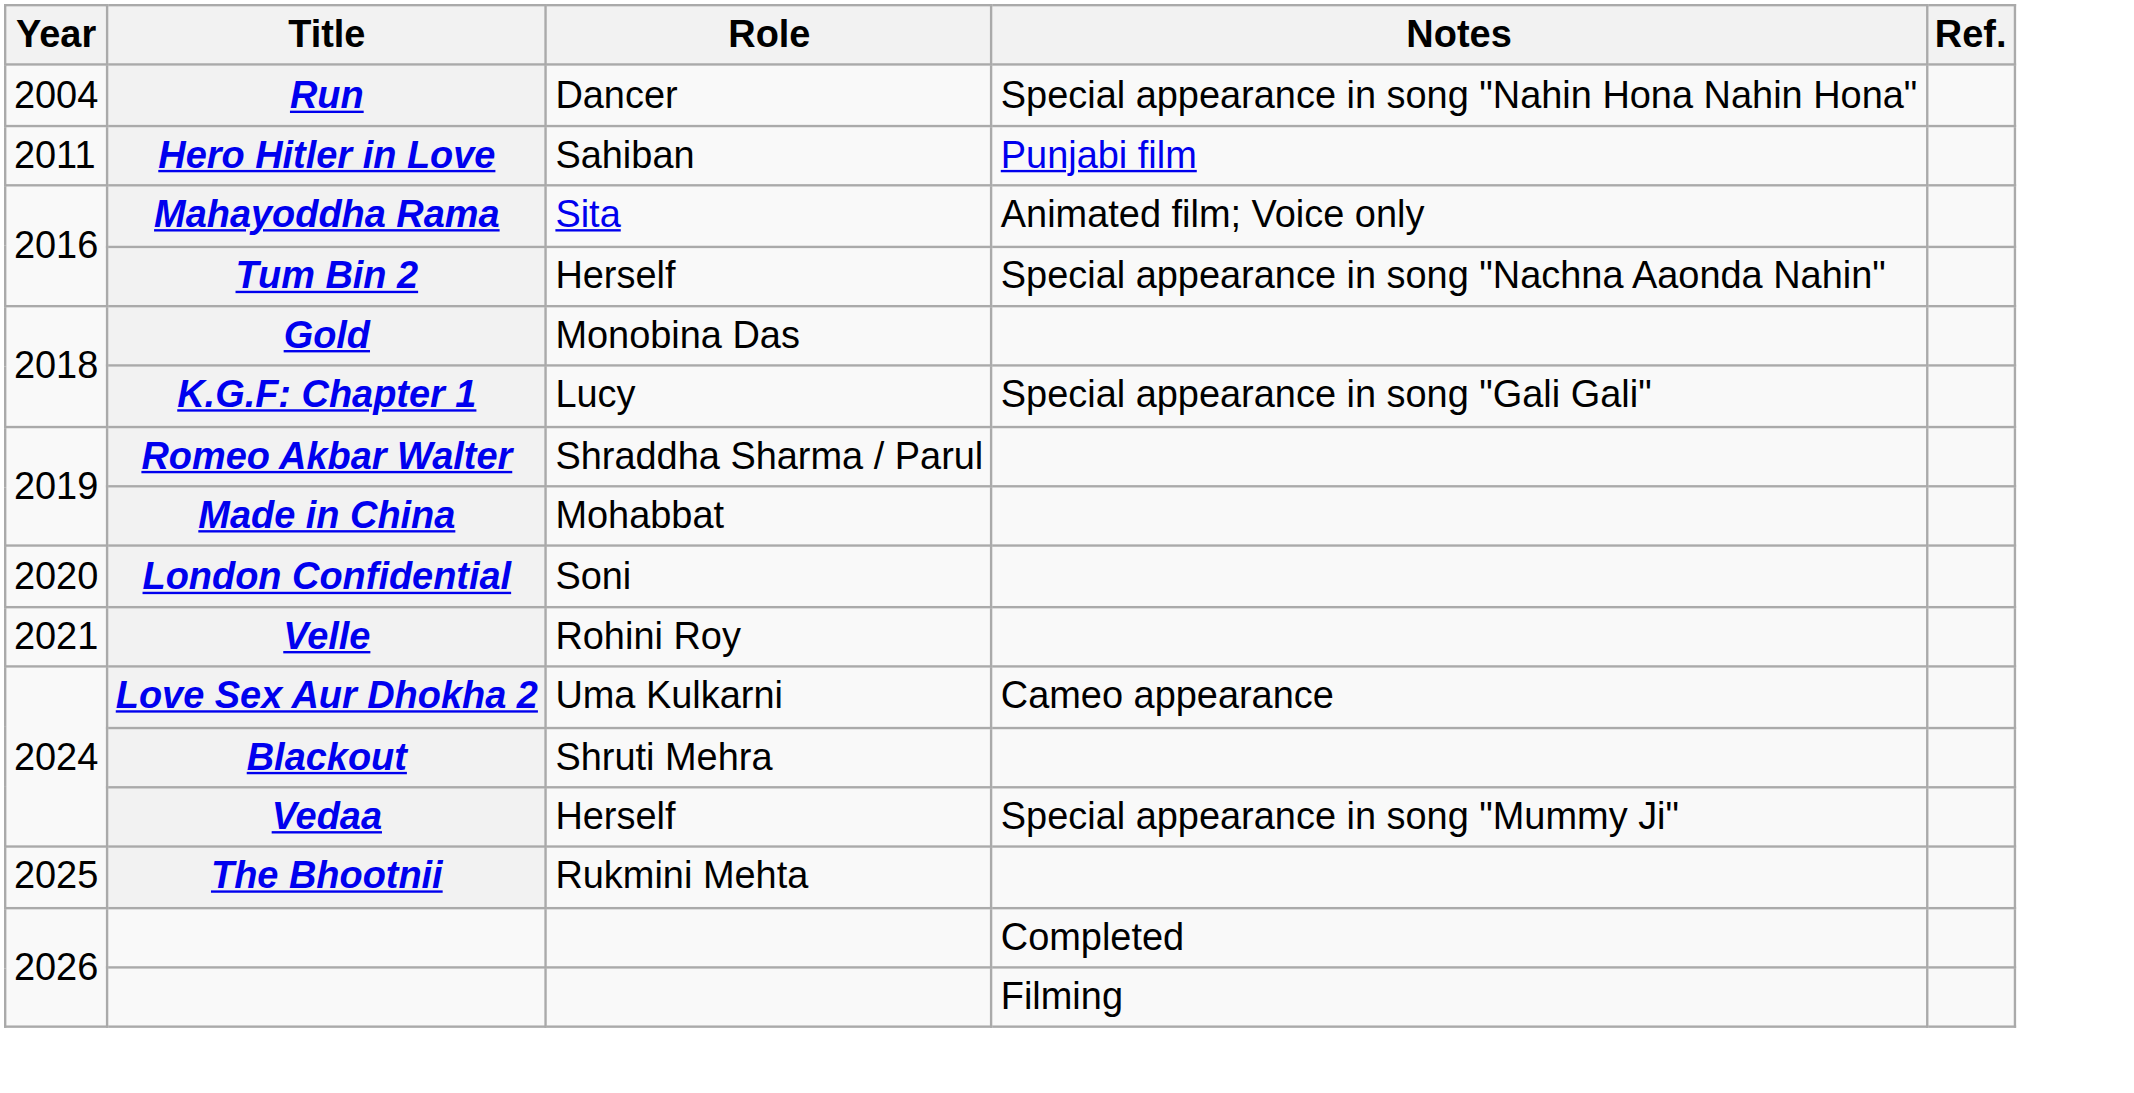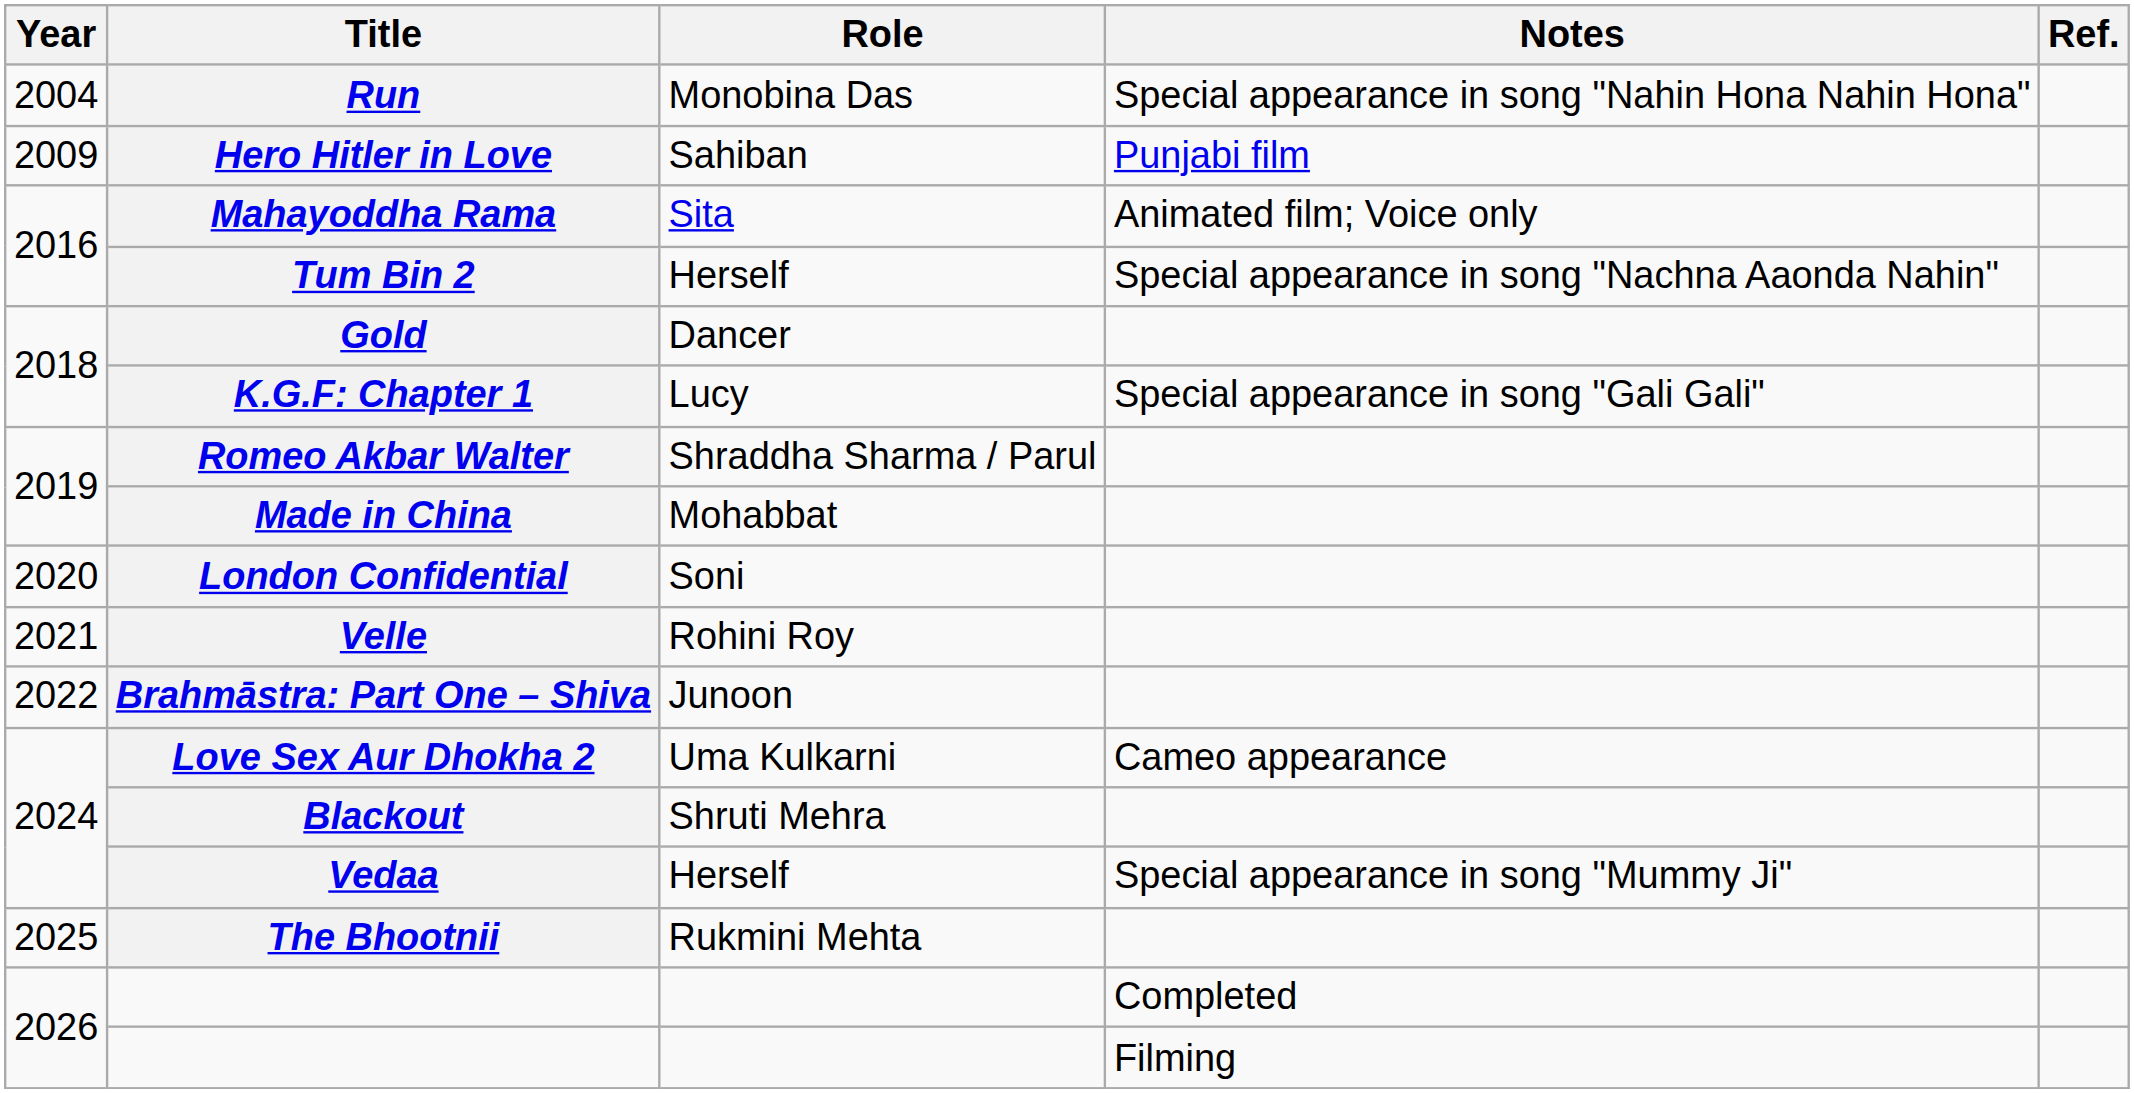(617, 94) Dancer -> (791, 94) Monobina Das
(55, 154) 2011 -> (56, 154) 2009
(678, 335) Monobina Das -> (730, 335) Dancer
+ row: (383, 696)
